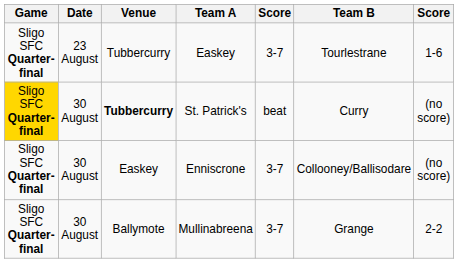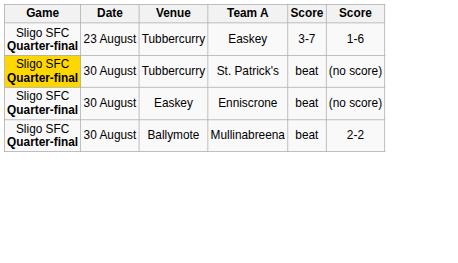- column: (354, 13)
(139, 111) bold -> (173, 71) normal
(275, 170) 3-7 -> (307, 103) beat
(275, 228) 3-7 -> (307, 135) beat
